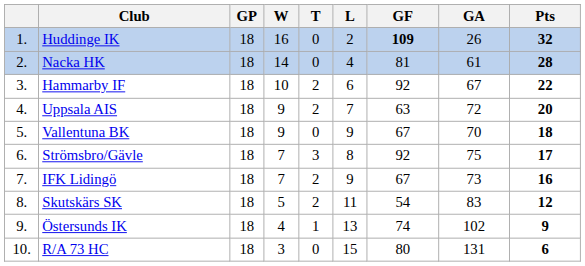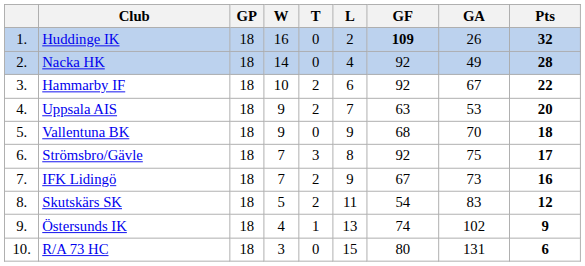(403, 62) 81 -> (403, 62) 92
(474, 62) 61 -> (474, 62) 49
(474, 109) 72 -> (474, 109) 53
(403, 132) 67 -> (403, 132) 68
